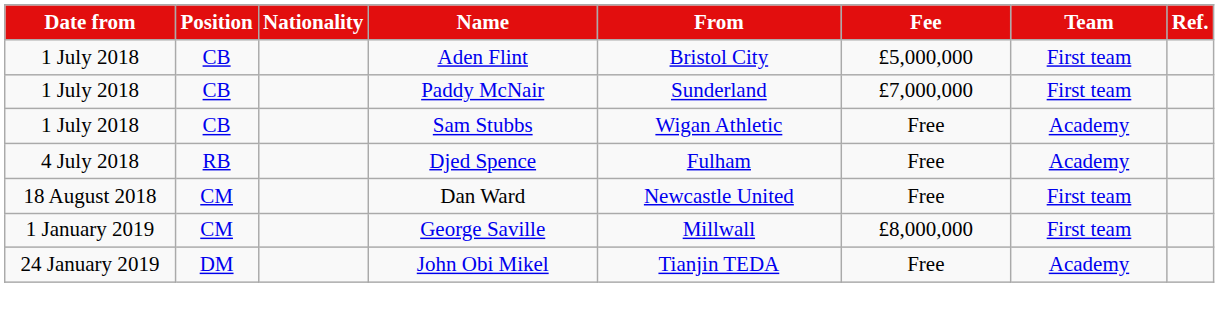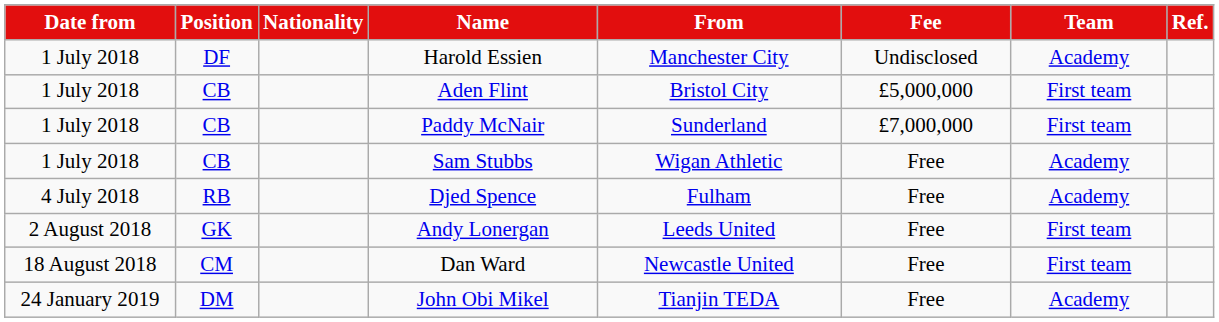+ row: (483, 56)
+ row: (483, 230)
- row: (483, 230)
